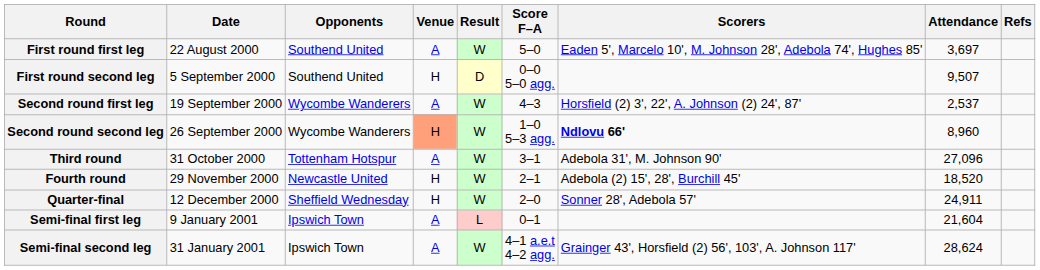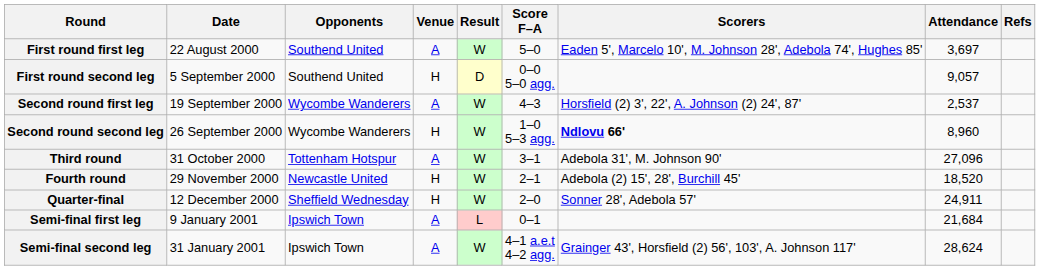(963, 76) 9,507 -> (963, 76) 9,057
(435, 131) lightsalmon background -> (435, 131) no background
(963, 220) 21,604 -> (963, 220) 21,684
